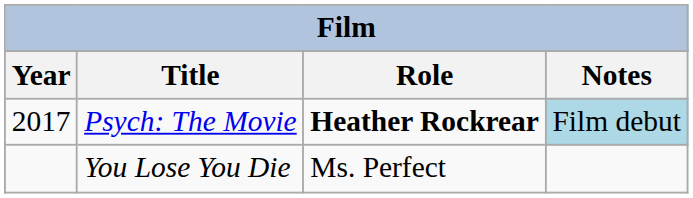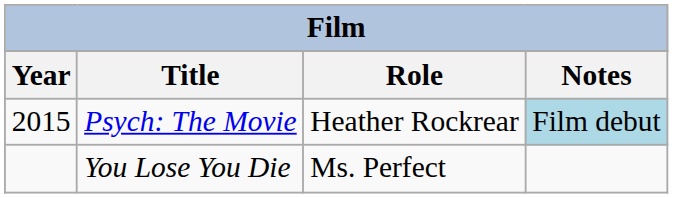(41, 121) 2017 -> (41, 121) 2015
(425, 121) bold -> (414, 121) normal
